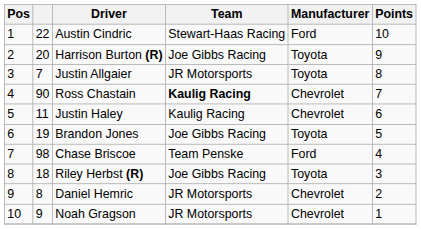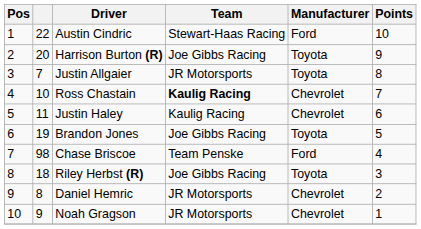(43, 93) 90 -> (43, 93) 10
